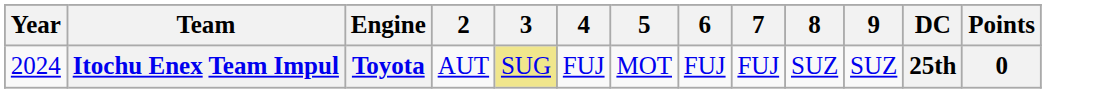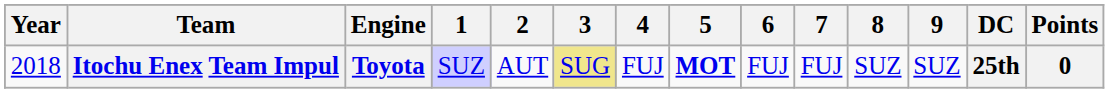+ column: (461, 24)
(36, 66) 2024 -> (36, 66) 2018
(644, 66) normal -> (705, 66) bold
